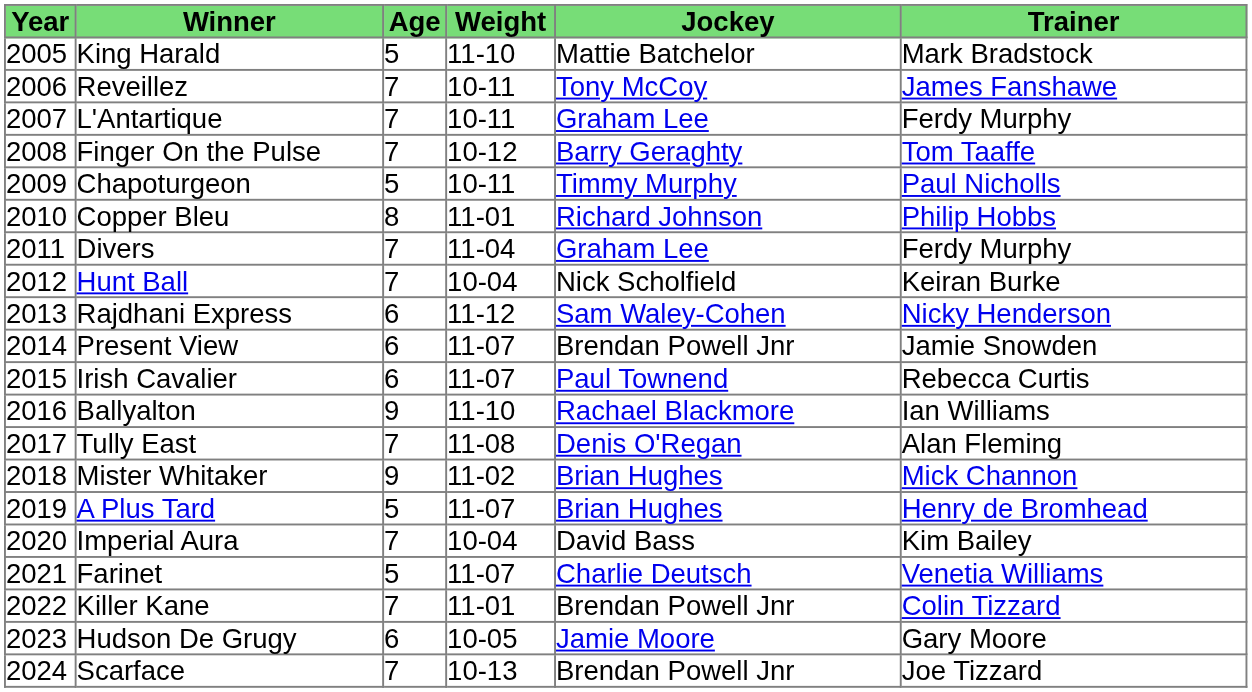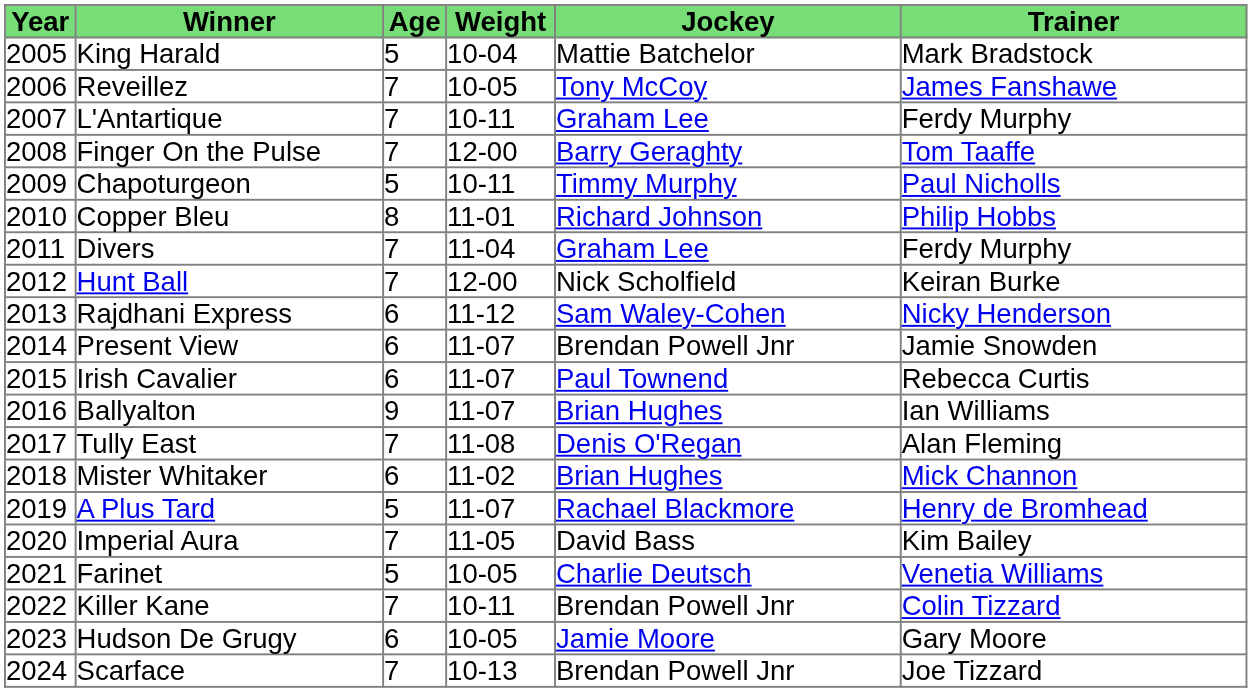(481, 54) 11-10 -> (482, 54) 10-04
(481, 86) 10-11 -> (482, 86) 10-05
(482, 151) 10-12 -> (482, 151) 12-00
(482, 281) 10-04 -> (482, 281) 12-00
(481, 411) 11-10 -> (481, 411) 11-07
(675, 411) Rachael Blackmore -> (639, 411) Brian Hughes
(392, 476) 9 -> (392, 476) 6
(639, 508) Brian Hughes -> (675, 508) Rachael Blackmore
(482, 541) 10-04 -> (481, 541) 11-05
(481, 573) 11-07 -> (482, 573) 10-05
(481, 606) 11-01 -> (481, 606) 10-11
